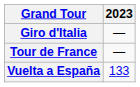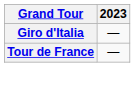- row: (54, 71)
